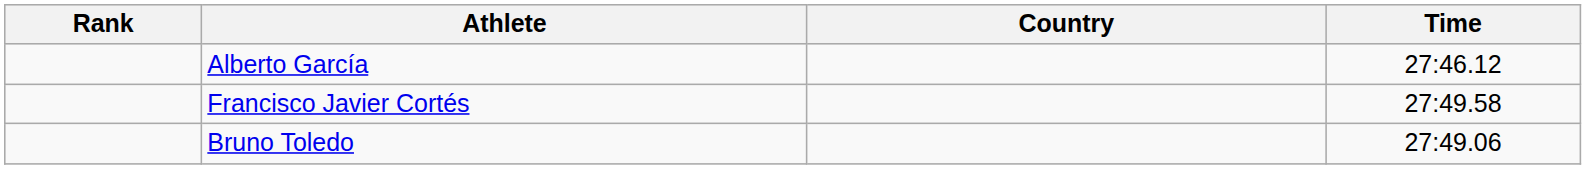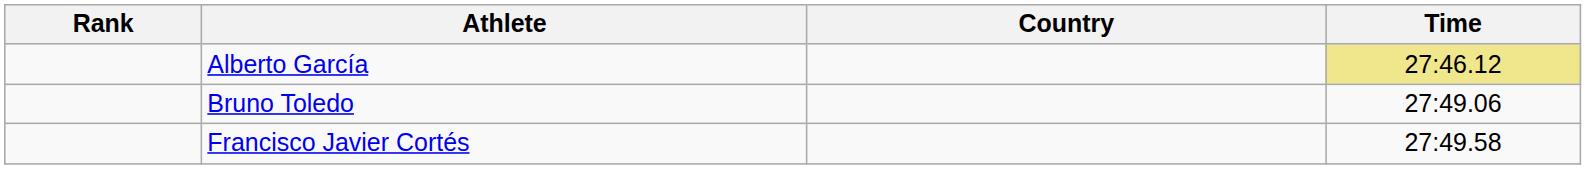(1453, 63) no background -> (1453, 63) khaki background
rows swapped: (281, 143) <-> (338, 103)
